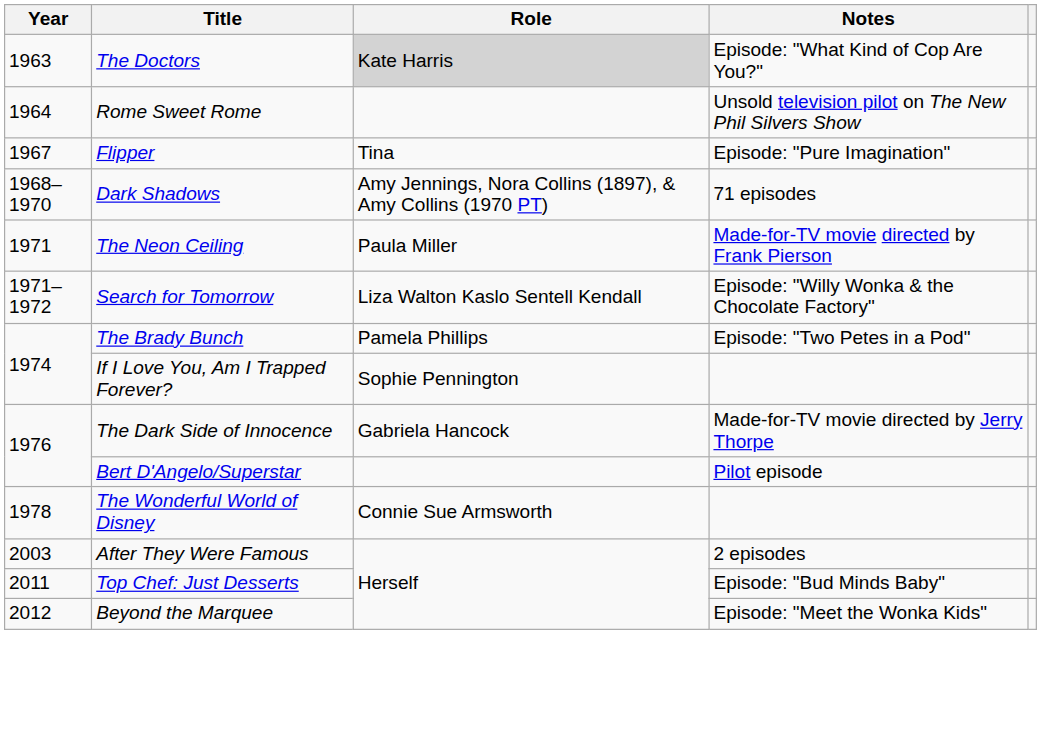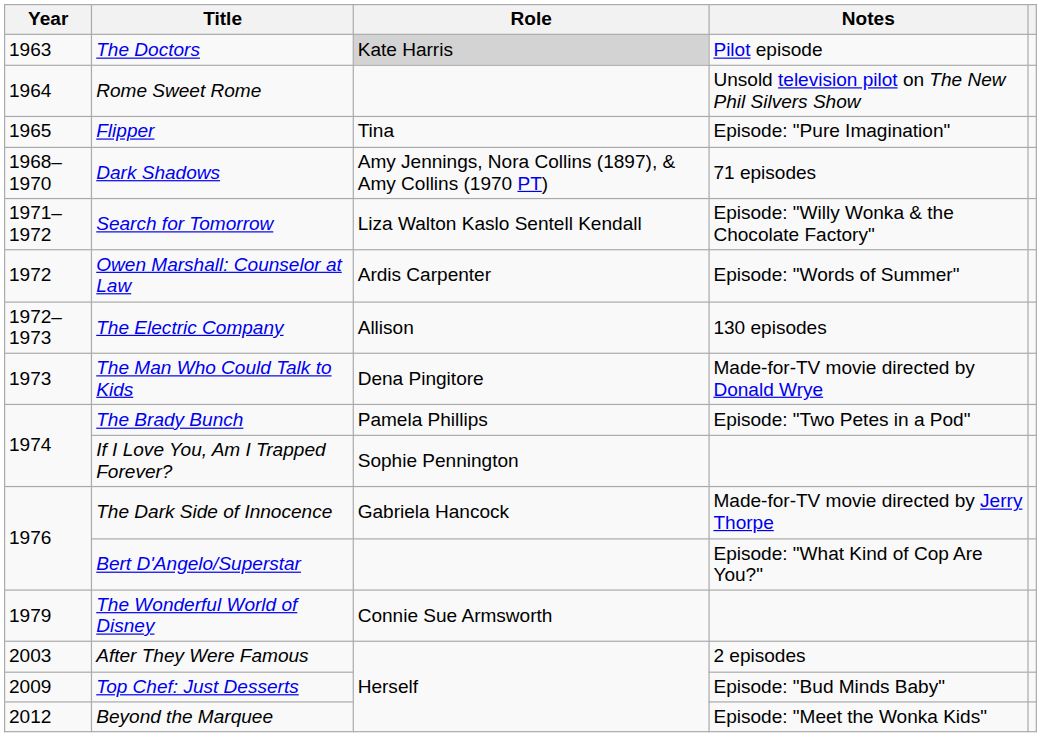(848, 60) Episode: "What Kind of Cop Are You?" -> (768, 49) Pilot episode
(30, 153) 1967 -> (30, 131) 1965
- row: (170, 245)
+ row: (219, 275)
+ row: (190, 327)
+ row: (214, 378)
(768, 471) Pilot episode -> (848, 564) Episode: "What Kind of Cop Are You?"
(30, 512) 1978 -> (30, 615) 1979
(29, 583) 2011 -> (30, 686) 2009
